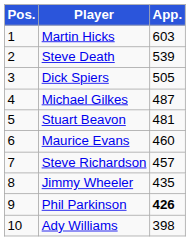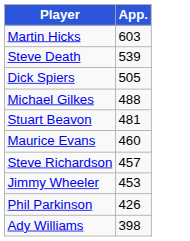- column: (22, 15)
(164, 99) 487 -> (130, 99) 488
(164, 183) 435 -> (130, 183) 453
(164, 204) bold -> (130, 204) normal
